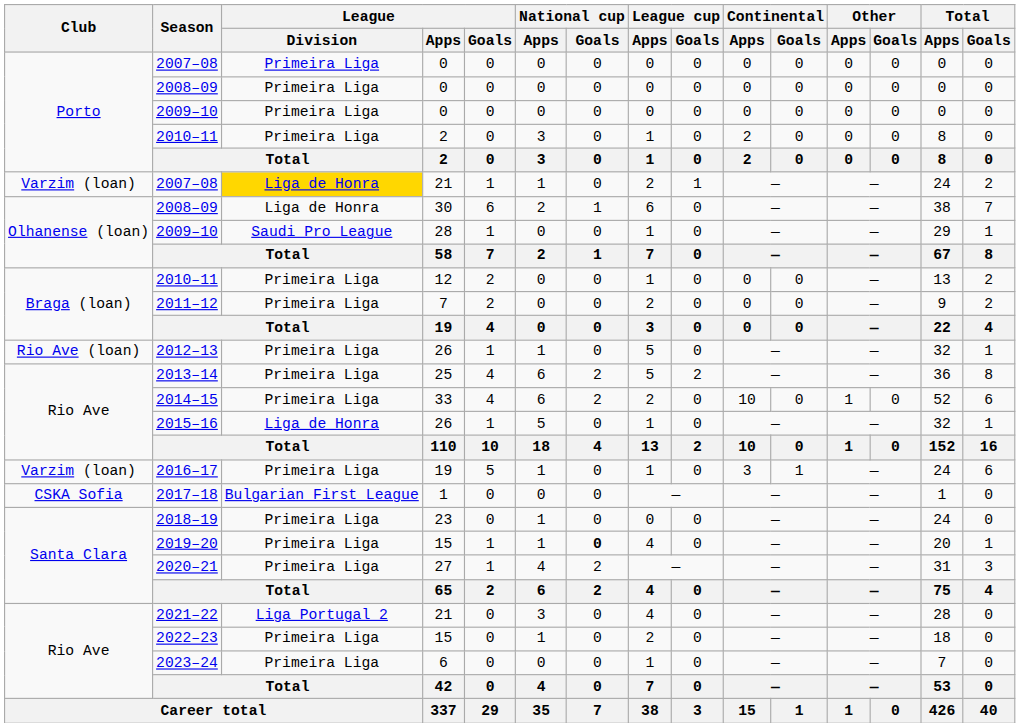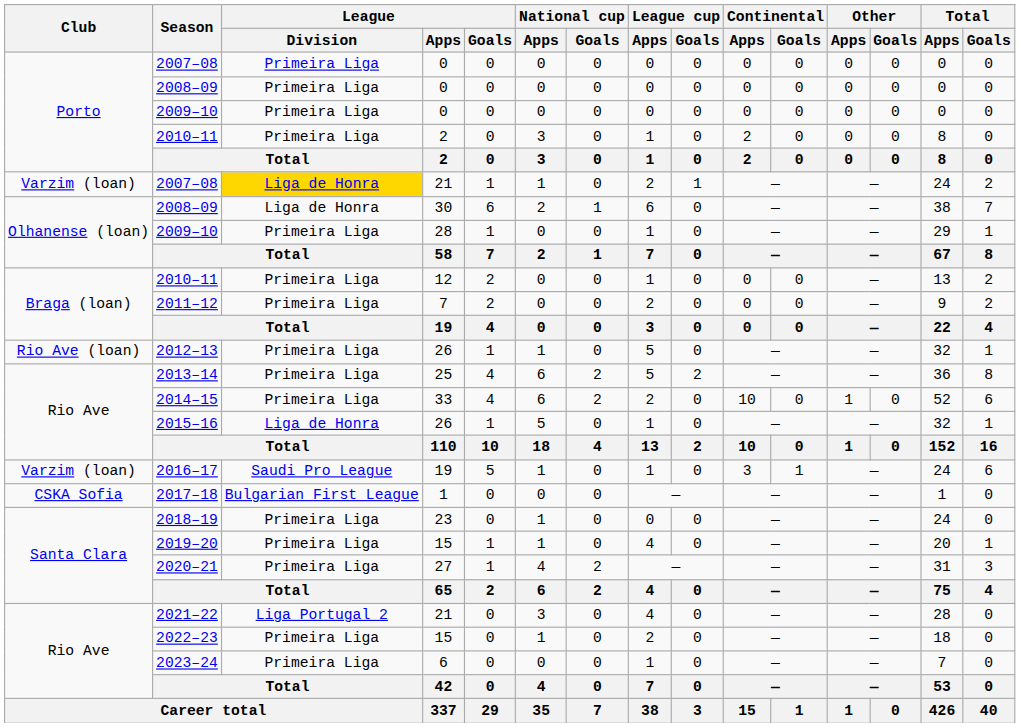(322, 232) Saudi Pro League -> (322, 232) Primeira Liga
(322, 471) Primeira Liga -> (322, 471) Saudi Pro League
(598, 543) bold -> (598, 543) normal
